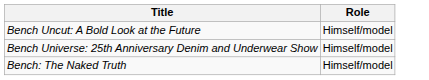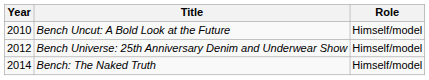+ column: (19, 13)
